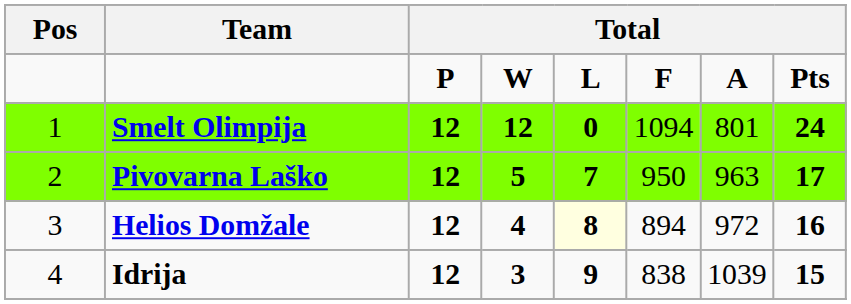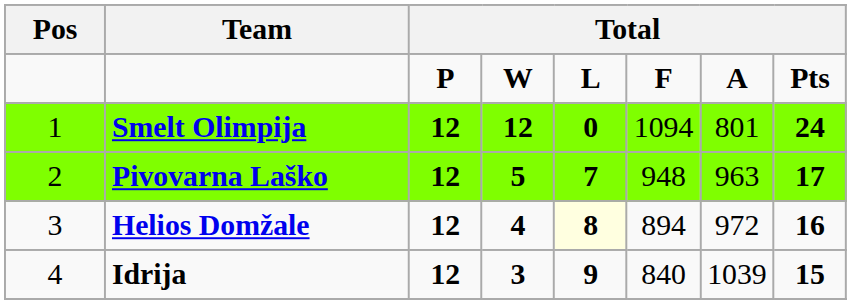(664, 176) 950 -> (664, 176) 948
(664, 274) 838 -> (664, 274) 840
